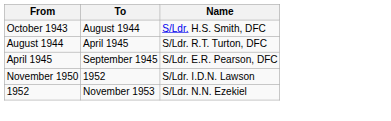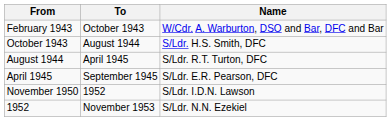+ row: (39, 28)
